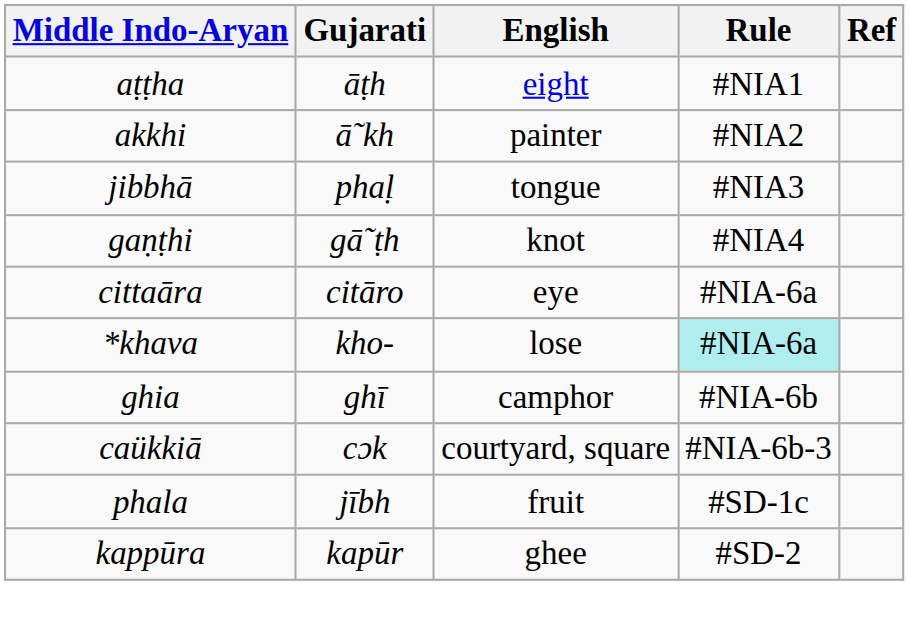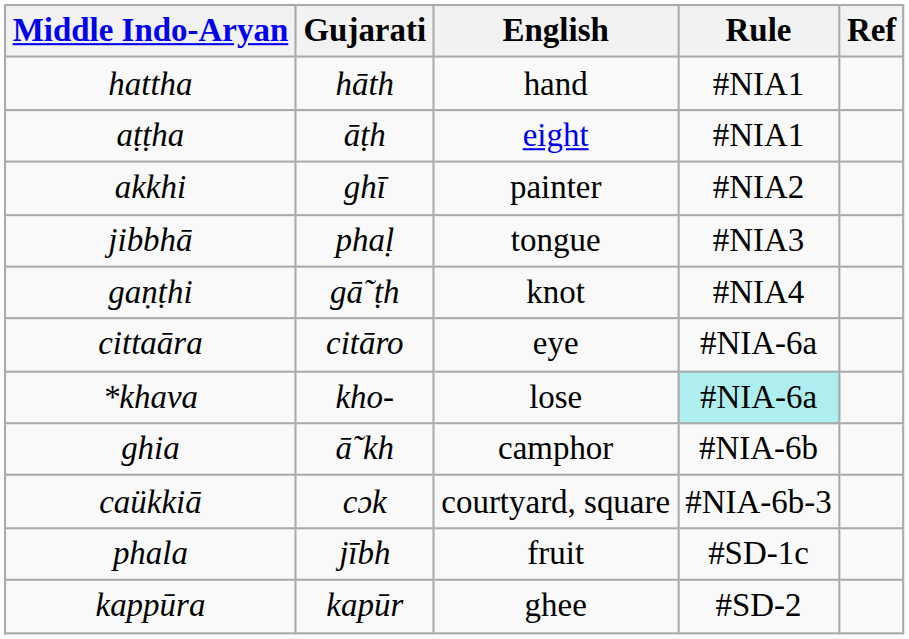+ row: (150, 82)
(365, 135) ā˜kh -> (365, 187) ghī
(365, 396) ghī -> (365, 448) ā˜kh
